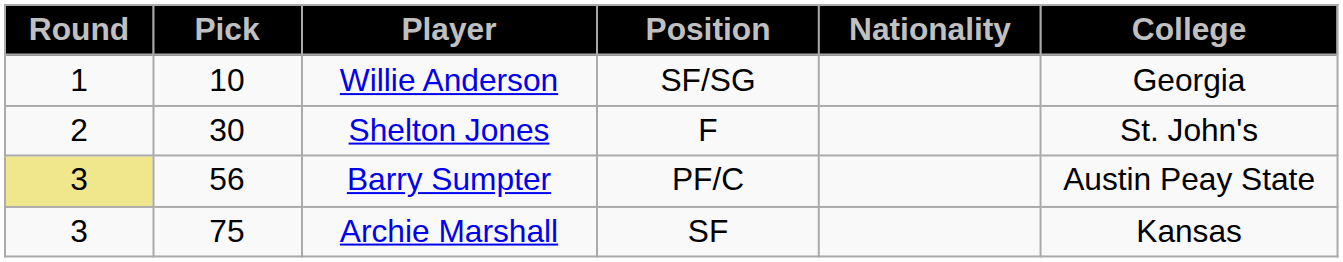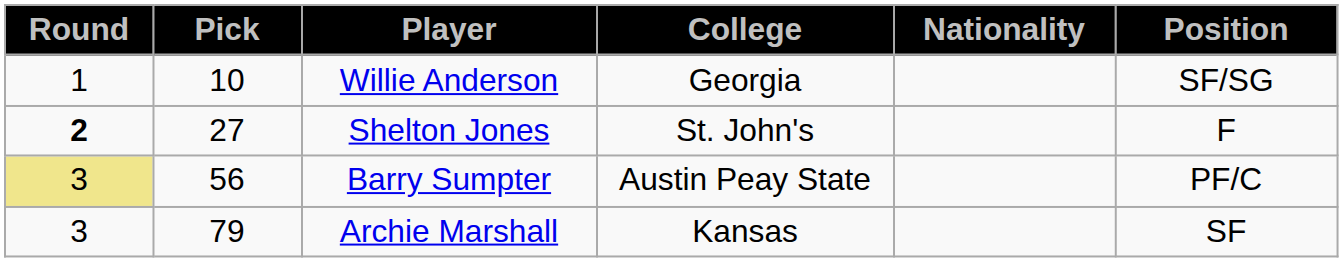columns swapped: (708, 29) <-> (1189, 29)
(79, 130) normal -> (79, 130) bold
(227, 130) 30 -> (227, 130) 27
(227, 230) 75 -> (227, 230) 79
